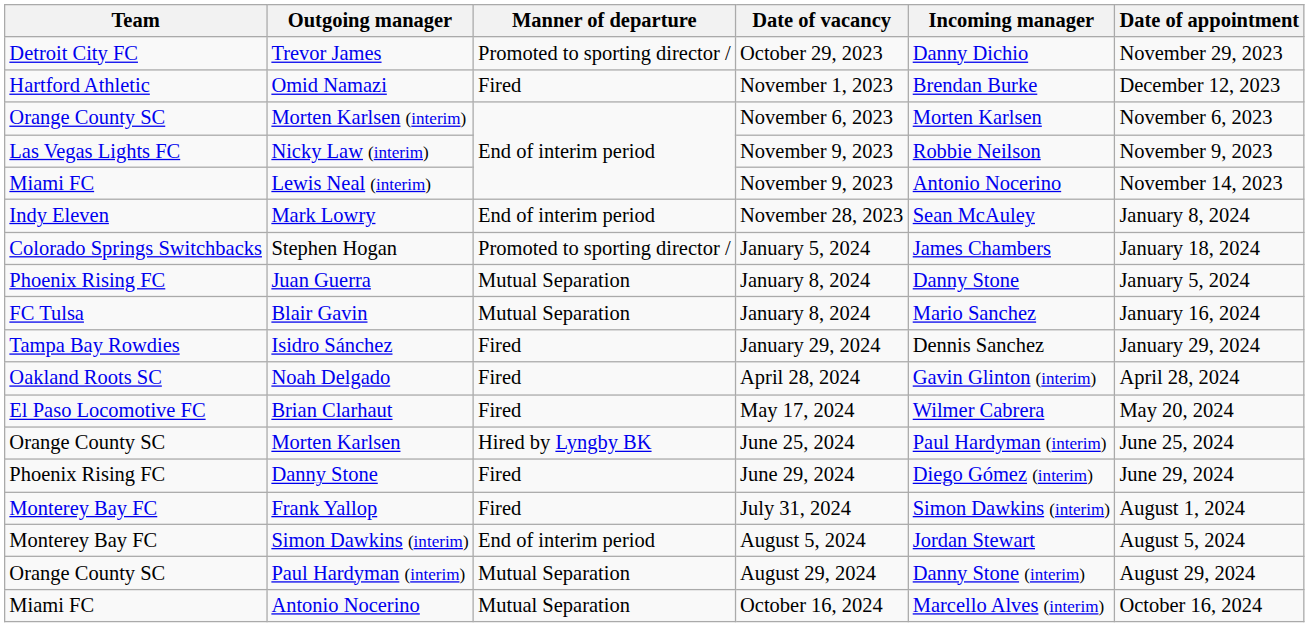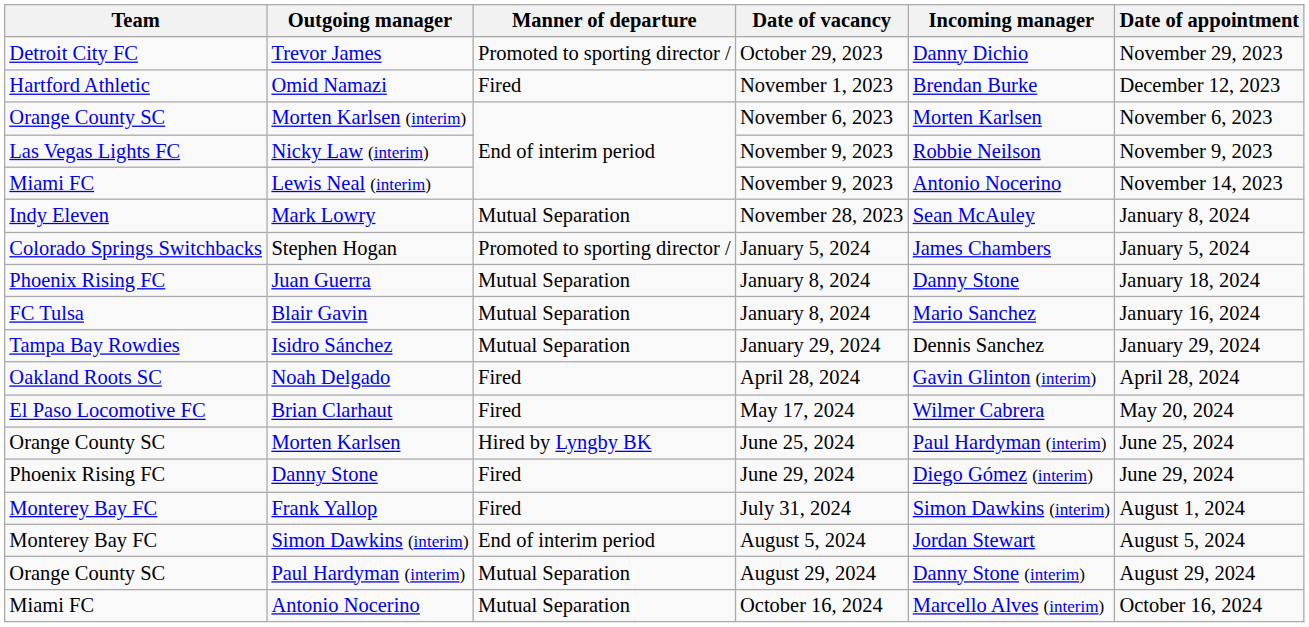(566, 215) End of interim period -> (554, 215) Mutual Separation
(1190, 248) January 18, 2024 -> (1185, 248) January 5, 2024
(1185, 280) January 5, 2024 -> (1190, 280) January 18, 2024
(500, 345) Fired -> (554, 345) Mutual Separation
